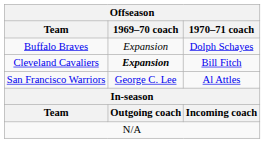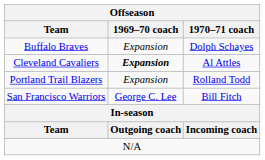(222, 63) Bill Fitch -> (222, 63) Al Attles
+ row: (56, 79)
(222, 79) Al Attles -> (222, 96) Bill Fitch
